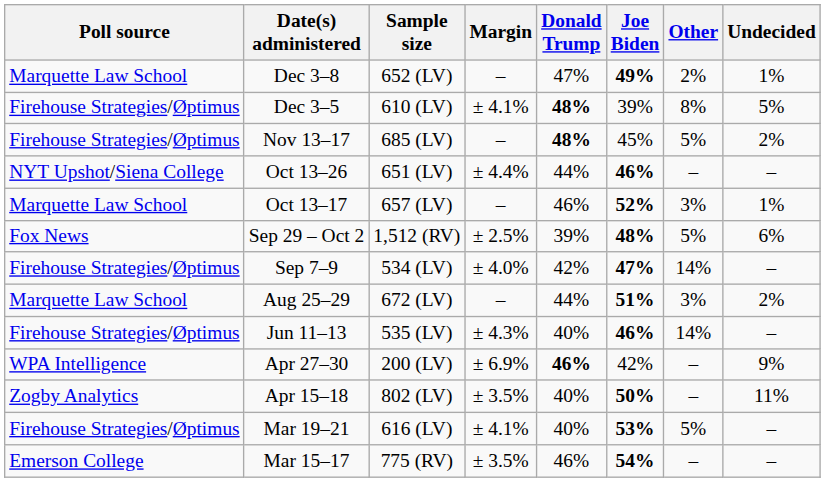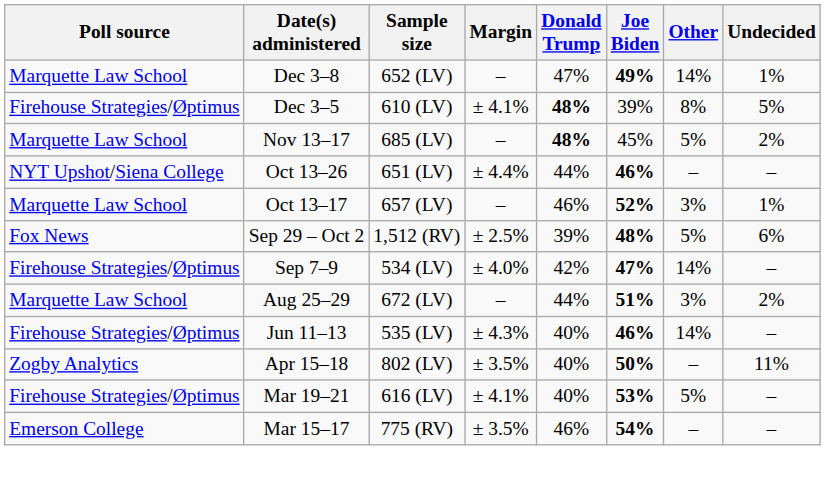(693, 75) 2% -> (693, 75) 14%
(124, 140) Firehouse Strategies/Øptimus -> (98, 140) Marquette Law School
- row: (307, 364)
